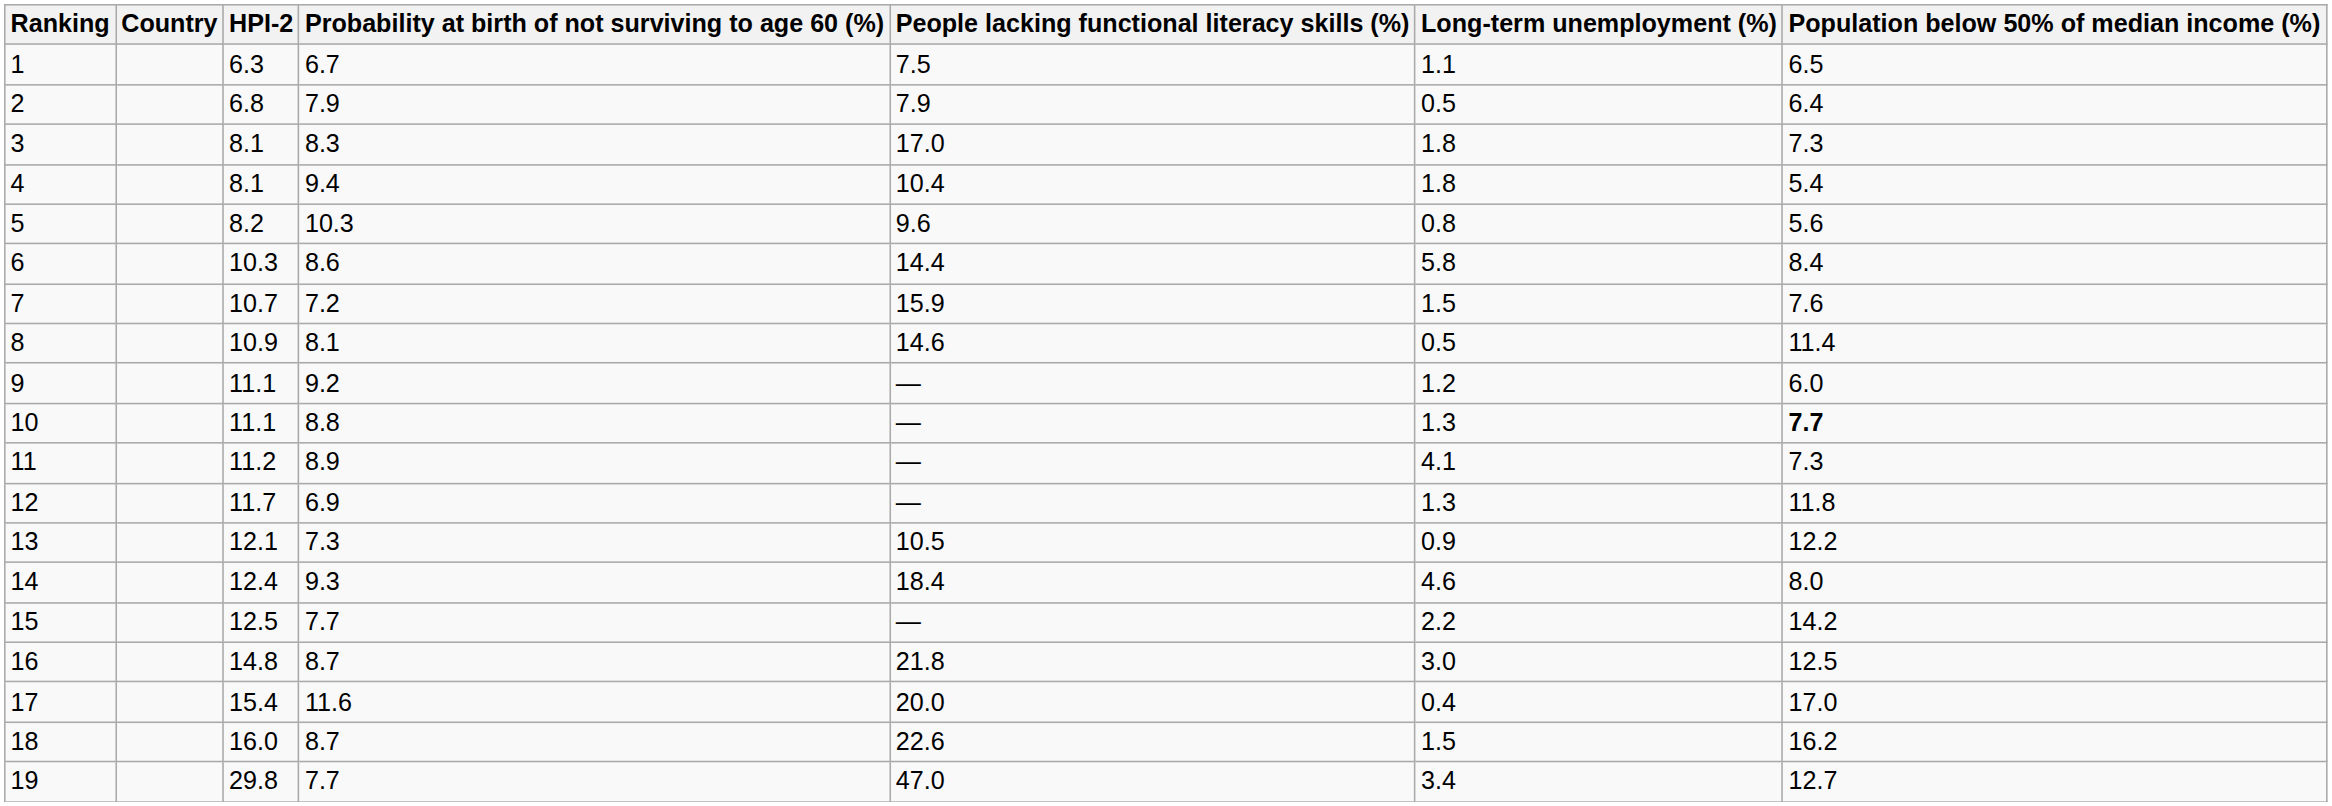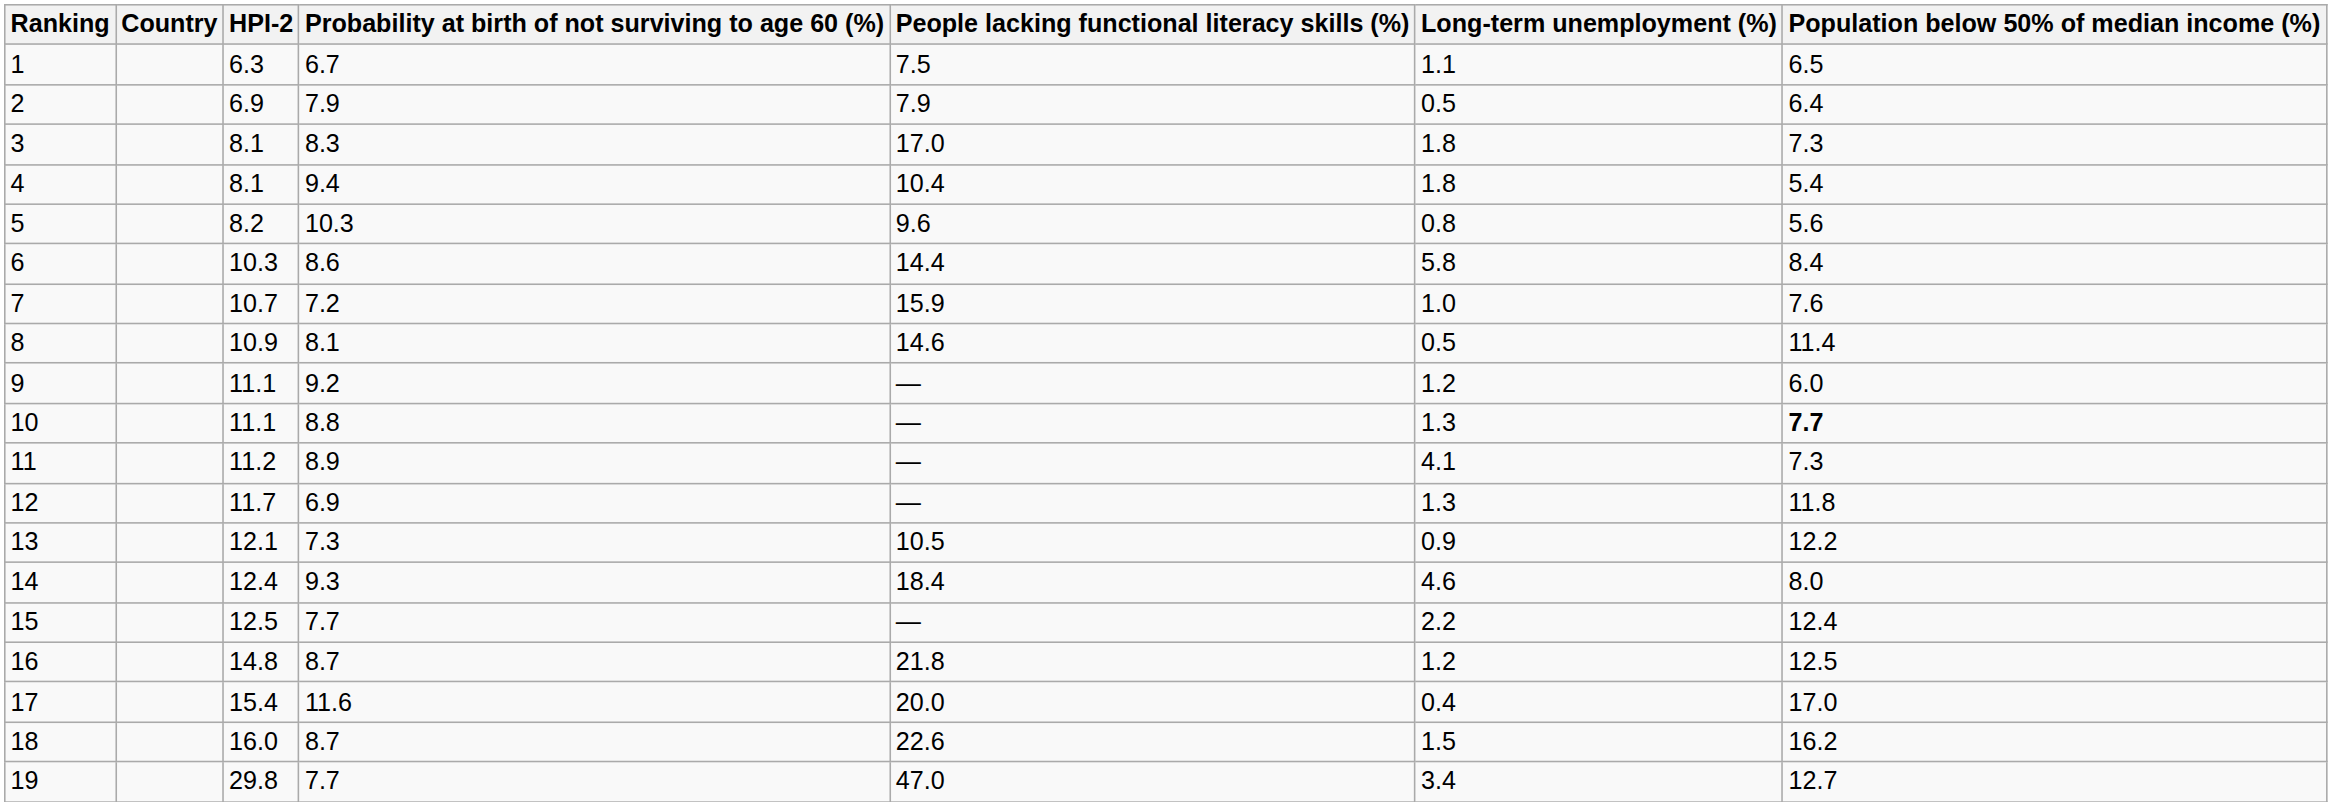(247, 104) 6.8 -> (247, 104) 6.9
(1438, 303) 1.5 -> (1438, 303) 1.0
(1813, 622) 14.2 -> (1813, 622) 12.4
(1438, 661) 3.0 -> (1438, 661) 1.2
